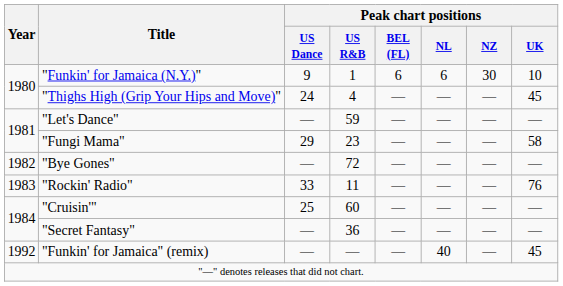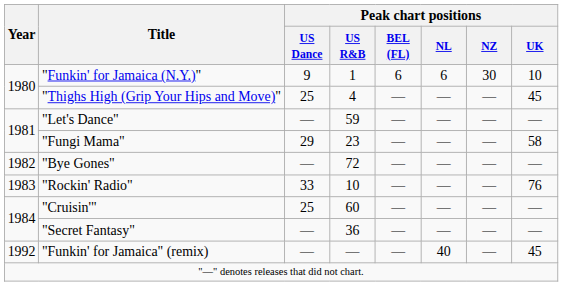(307, 97) 24 -> (307, 97) 25
(353, 185) 11 -> (353, 185) 10
